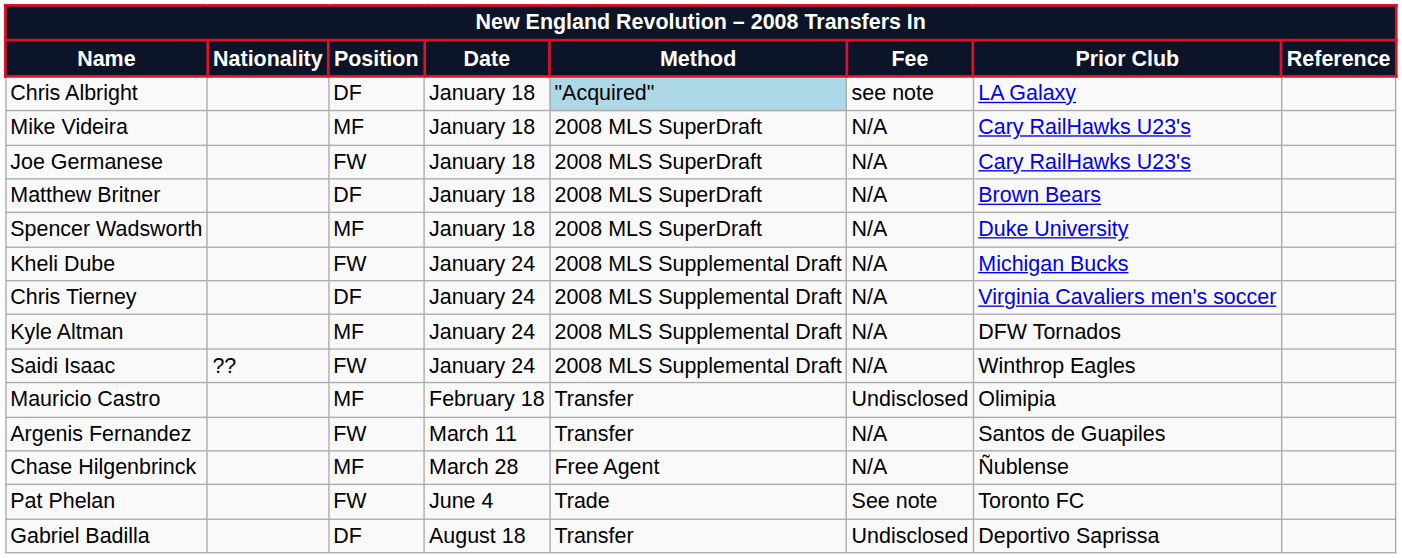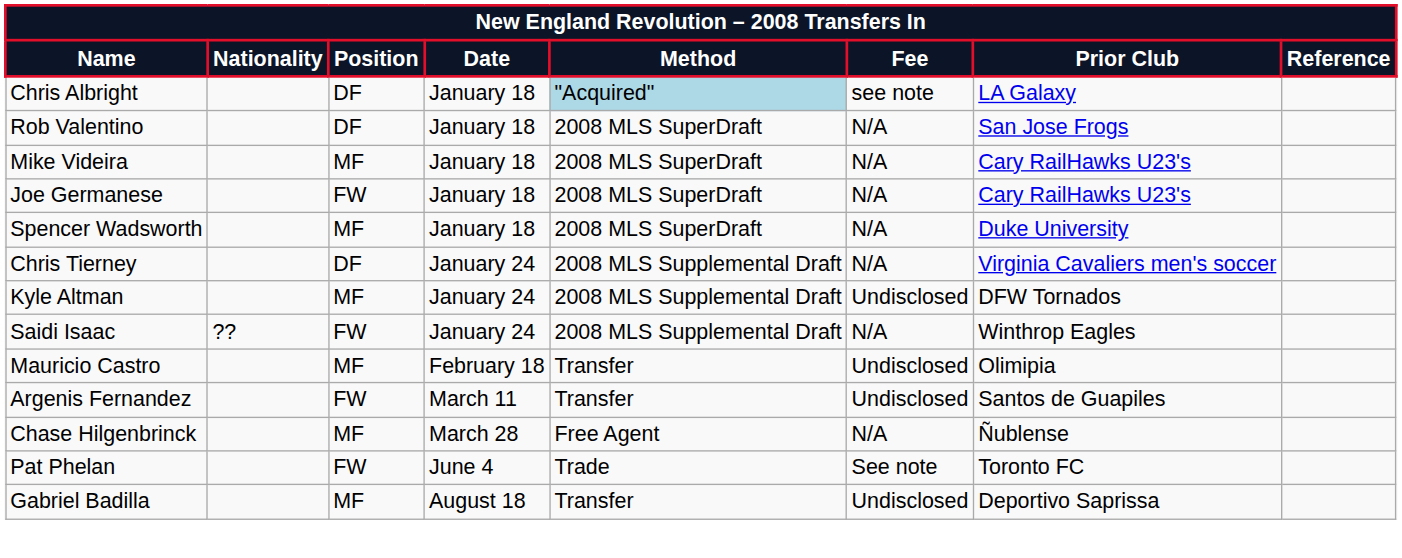+ row: (77, 127)
- row: (85, 195)
- row: (63, 263)
(869, 331) N/A -> (910, 297) Undisclosed
(869, 433) N/A -> (910, 399) Undisclosed
(348, 535) DF -> (349, 501) MF
